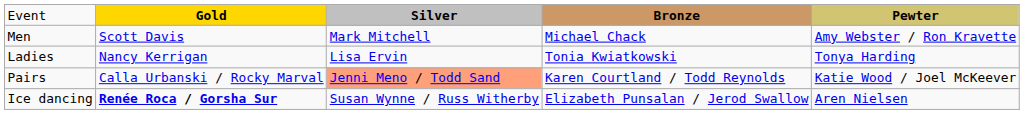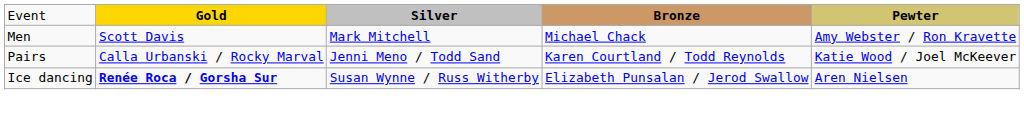- row: (31, 57)
(415, 78) lightsalmon background -> (415, 57) no background
